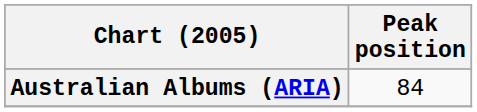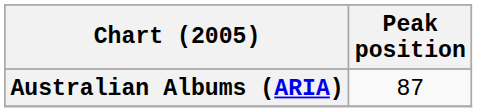(410, 88) 84 -> (410, 88) 87
